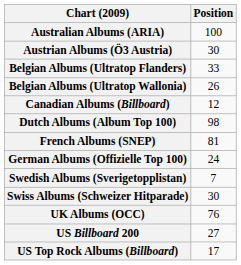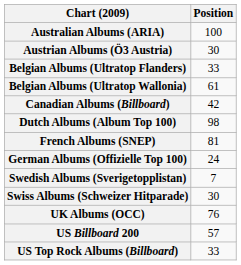(213, 86) 26 -> (213, 86) 61
(213, 104) 12 -> (213, 104) 42
(213, 232) 27 -> (213, 232) 57
(213, 251) 17 -> (213, 251) 33
